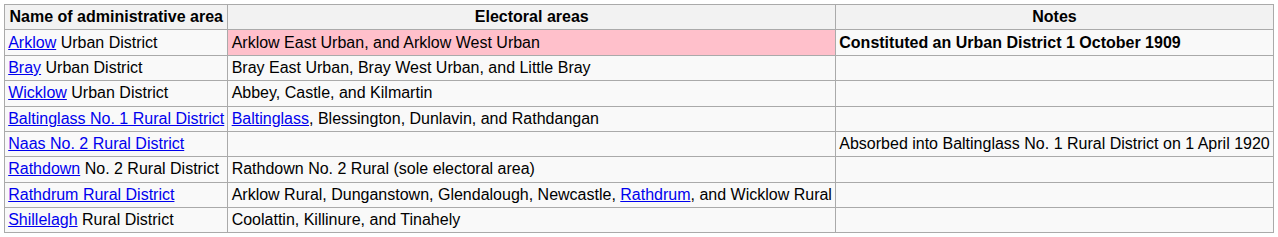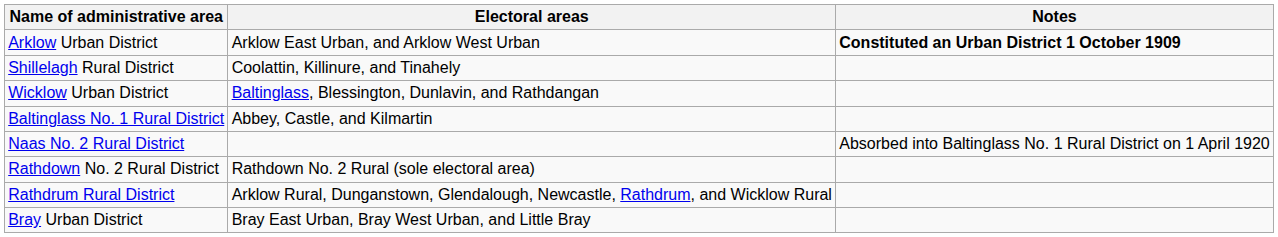(386, 42) pink background -> (386, 42) no background
rows swapped: (75, 67) <-> (91, 220)
(332, 93) Abbey, Castle, and Kilmartin -> (415, 93) Baltinglass, Blessington, Dunlavin, and Rathdangan
(415, 118) Baltinglass, Blessington, Dunlavin, and Rathdangan -> (332, 118) Abbey, Castle, and Kilmartin
